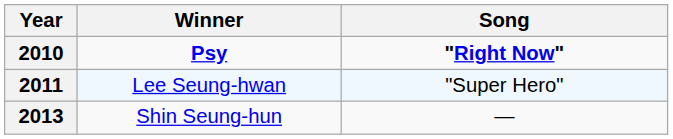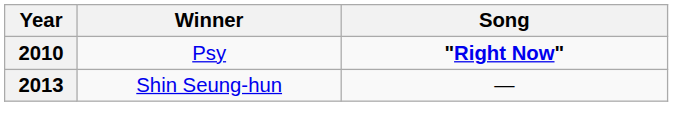(209, 52) bold -> (209, 52) normal
- row: (41, 85)
